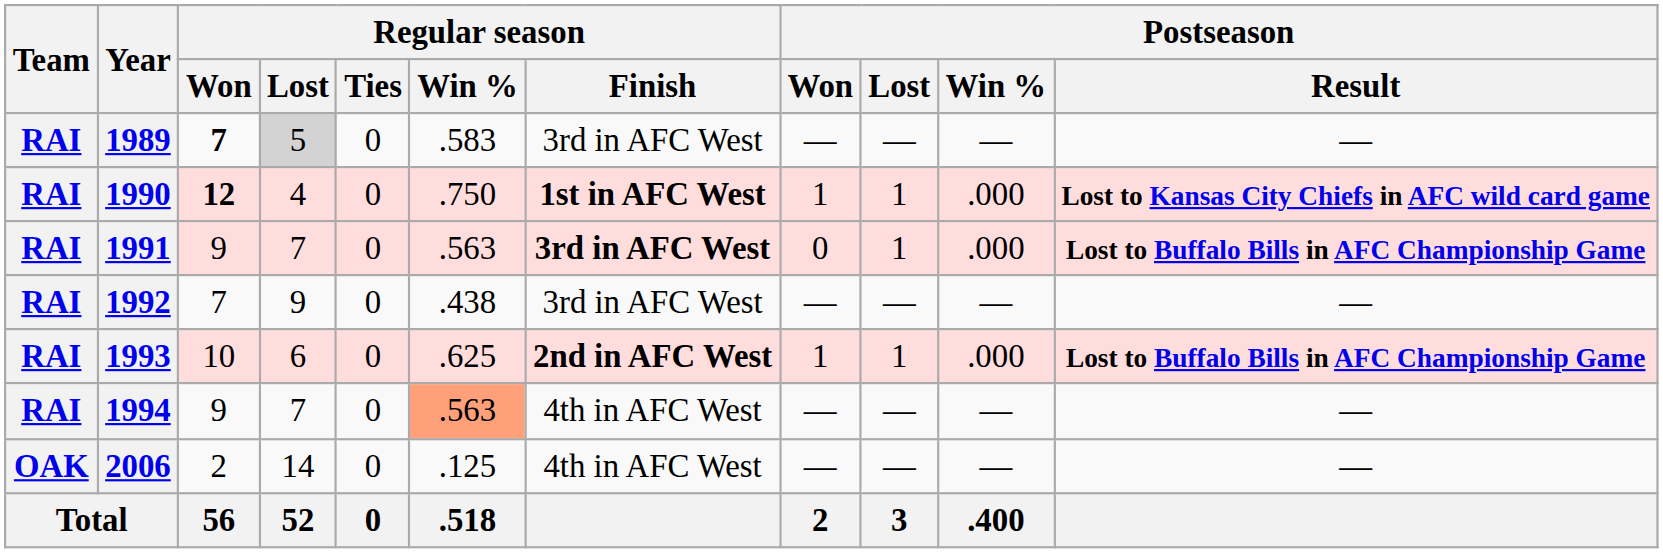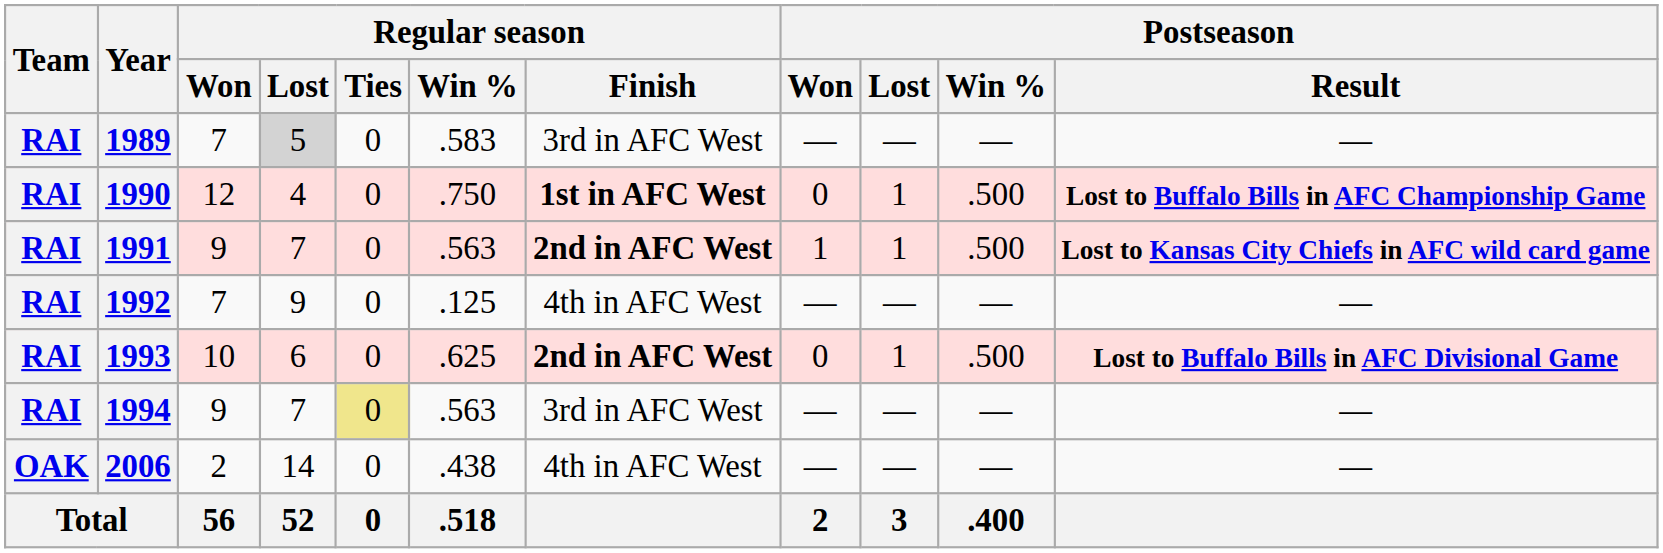(219, 140) bold -> (219, 140) normal
(219, 194) bold -> (219, 194) normal
(820, 194) 1 -> (820, 194) 0
(996, 194) .000 -> (996, 194) .500
(1356, 197) Lost to Kansas City Chiefs in AFC wild card game -> (1356, 197) Lost to Buffalo Bills in AFC Championship Game
(653, 248) 3rd in AFC West -> (653, 248) 2nd in AFC West
(820, 248) 0 -> (820, 248) 1
(996, 248) .000 -> (996, 248) .500
(1356, 251) Lost to Buffalo Bills in AFC Championship Game -> (1356, 251) Lost to Kansas City Chiefs in AFC wild card game
(467, 302) .438 -> (467, 302) .125
(653, 302) 3rd in AFC West -> (653, 302) 4th in AFC West
(820, 356) 1 -> (820, 356) 0
(996, 356) .000 -> (996, 356) .500
(1356, 359) Lost to Buffalo Bills in AFC Championship Game -> (1356, 359) Lost to Buffalo Bills in AFC Divisional Game
(373, 410) no background -> (373, 410) khaki background
(467, 410) lightsalmon background -> (467, 410) no background
(653, 410) 4th in AFC West -> (653, 410) 3rd in AFC West
(467, 464) .125 -> (467, 464) .438
